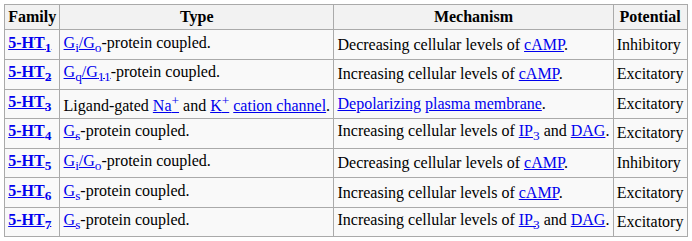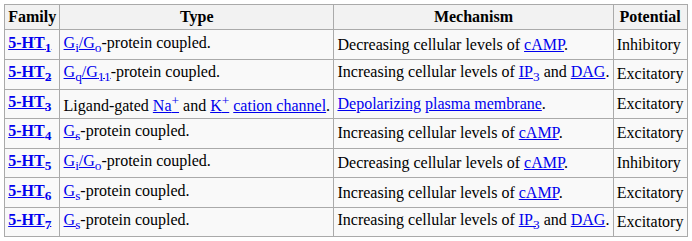(450, 74) Increasing cellular levels of cAMP. -> (473, 74) Increasing cellular levels of IP3 and DAG.
(473, 133) Increasing cellular levels of IP3 and DAG. -> (450, 133) Increasing cellular levels of cAMP.
